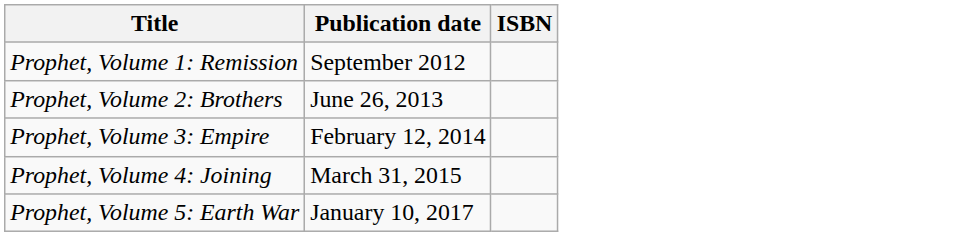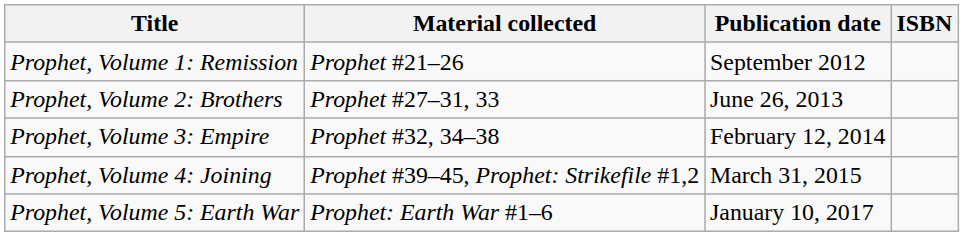+ column: (505, 23)
